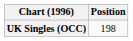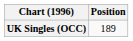(108, 28) 198 -> (108, 28) 189
